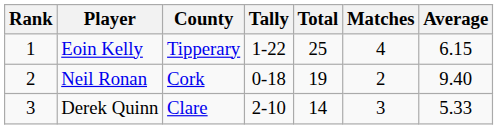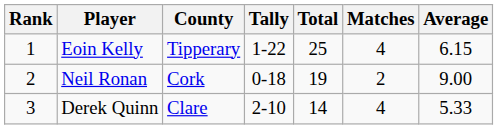(456, 78) 9.40 -> (456, 78) 9.00
(381, 108) 3 -> (381, 108) 4
